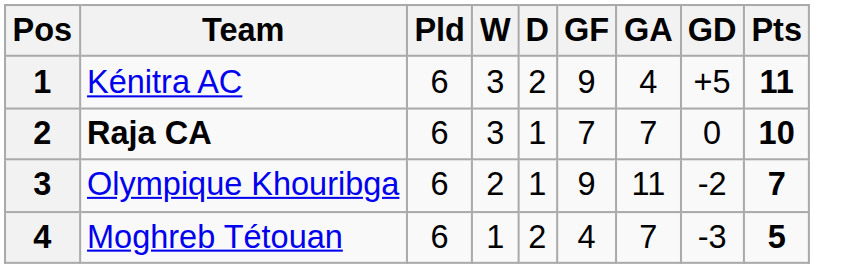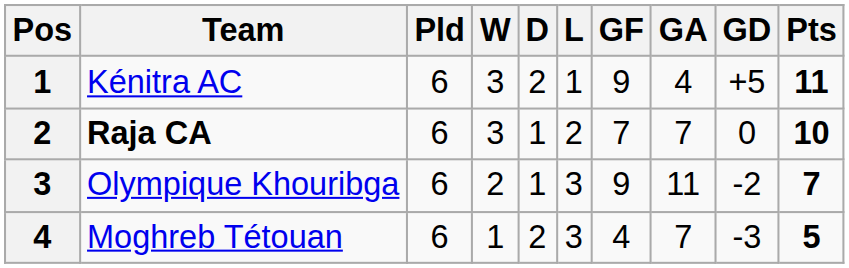+ column: (574, 30)
